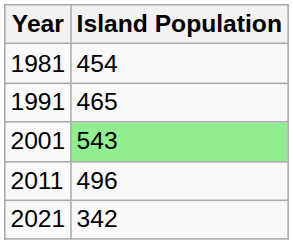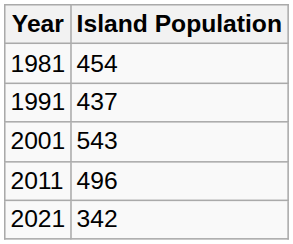(97, 102) 465 -> (97, 102) 437
(97, 141) lightgreen background -> (97, 141) no background
